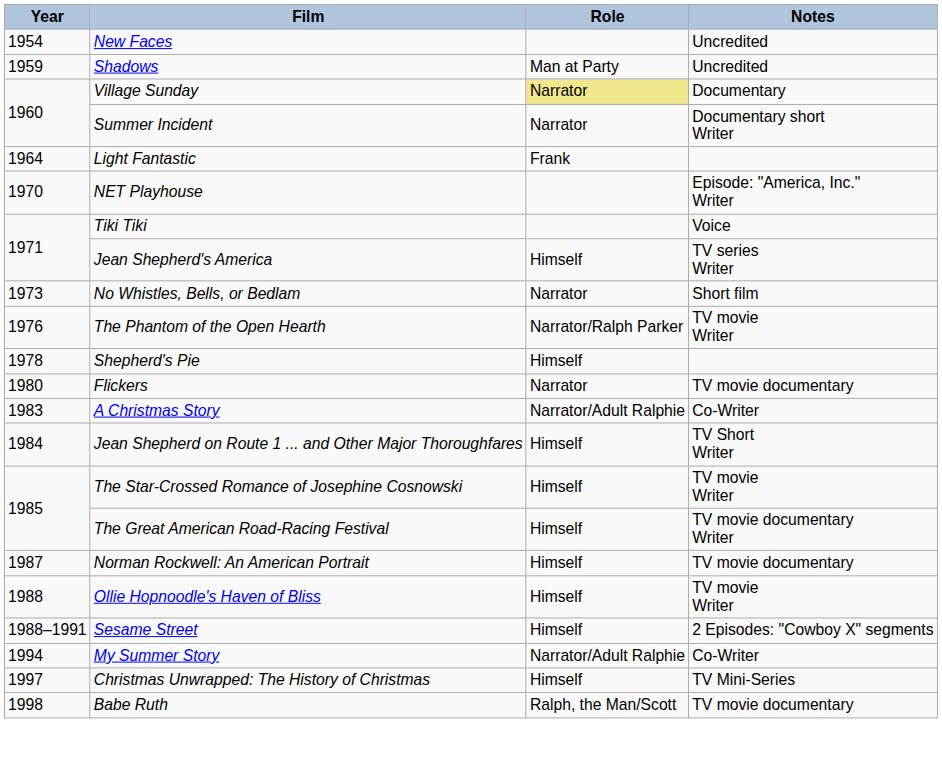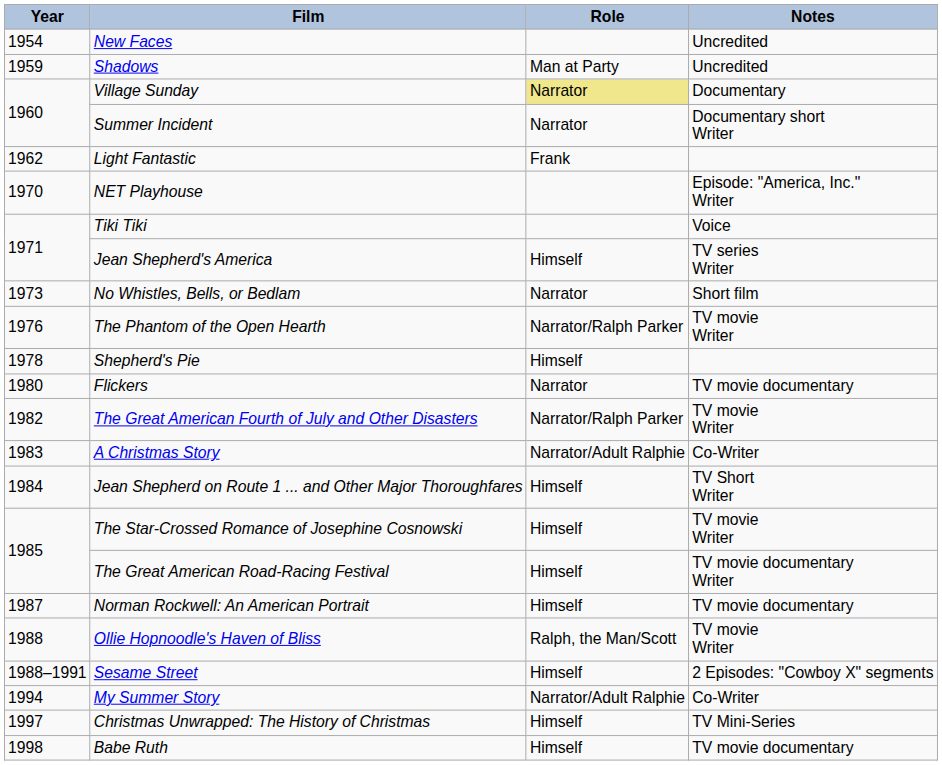(26, 158) 1964 -> (26, 158) 1962
+ row: (286, 419)
(556, 596) Himself -> (603, 639) Ralph, the Man/Scott
(603, 705) Ralph, the Man/Scott -> (556, 747) Himself
